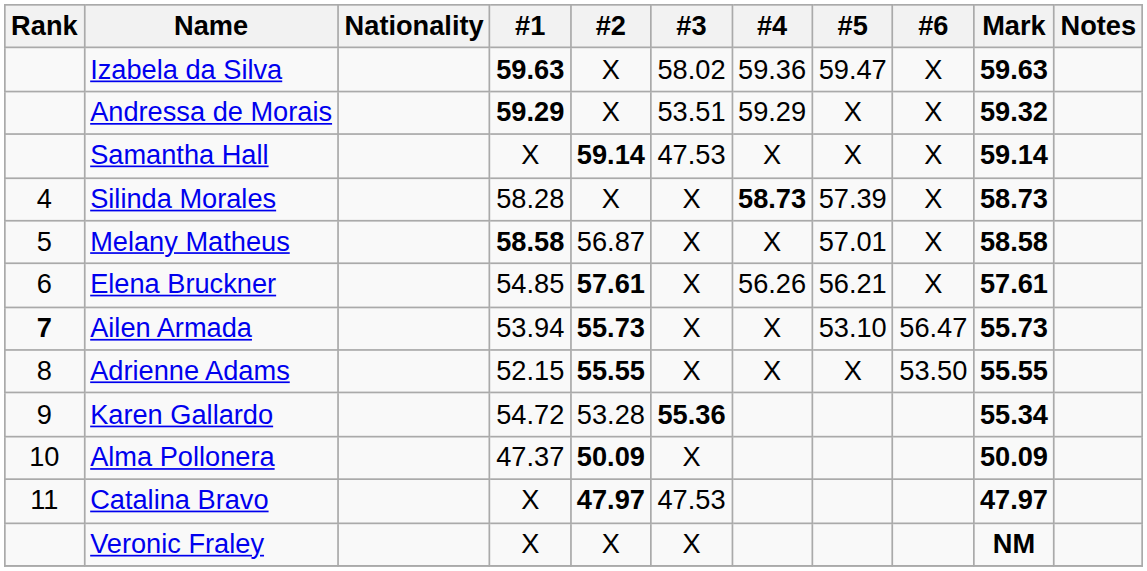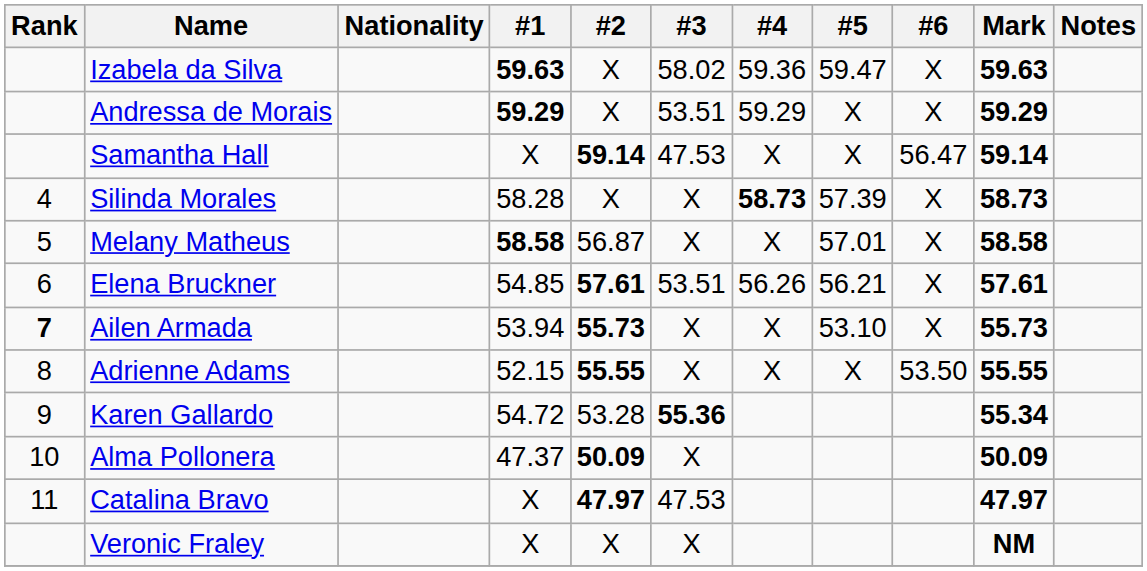(1014, 112) 59.32 -> (1014, 112) 59.29
(933, 155) X -> (933, 155) 56.47
(691, 284) X -> (691, 284) 53.51
(933, 328) 56.47 -> (933, 328) X
